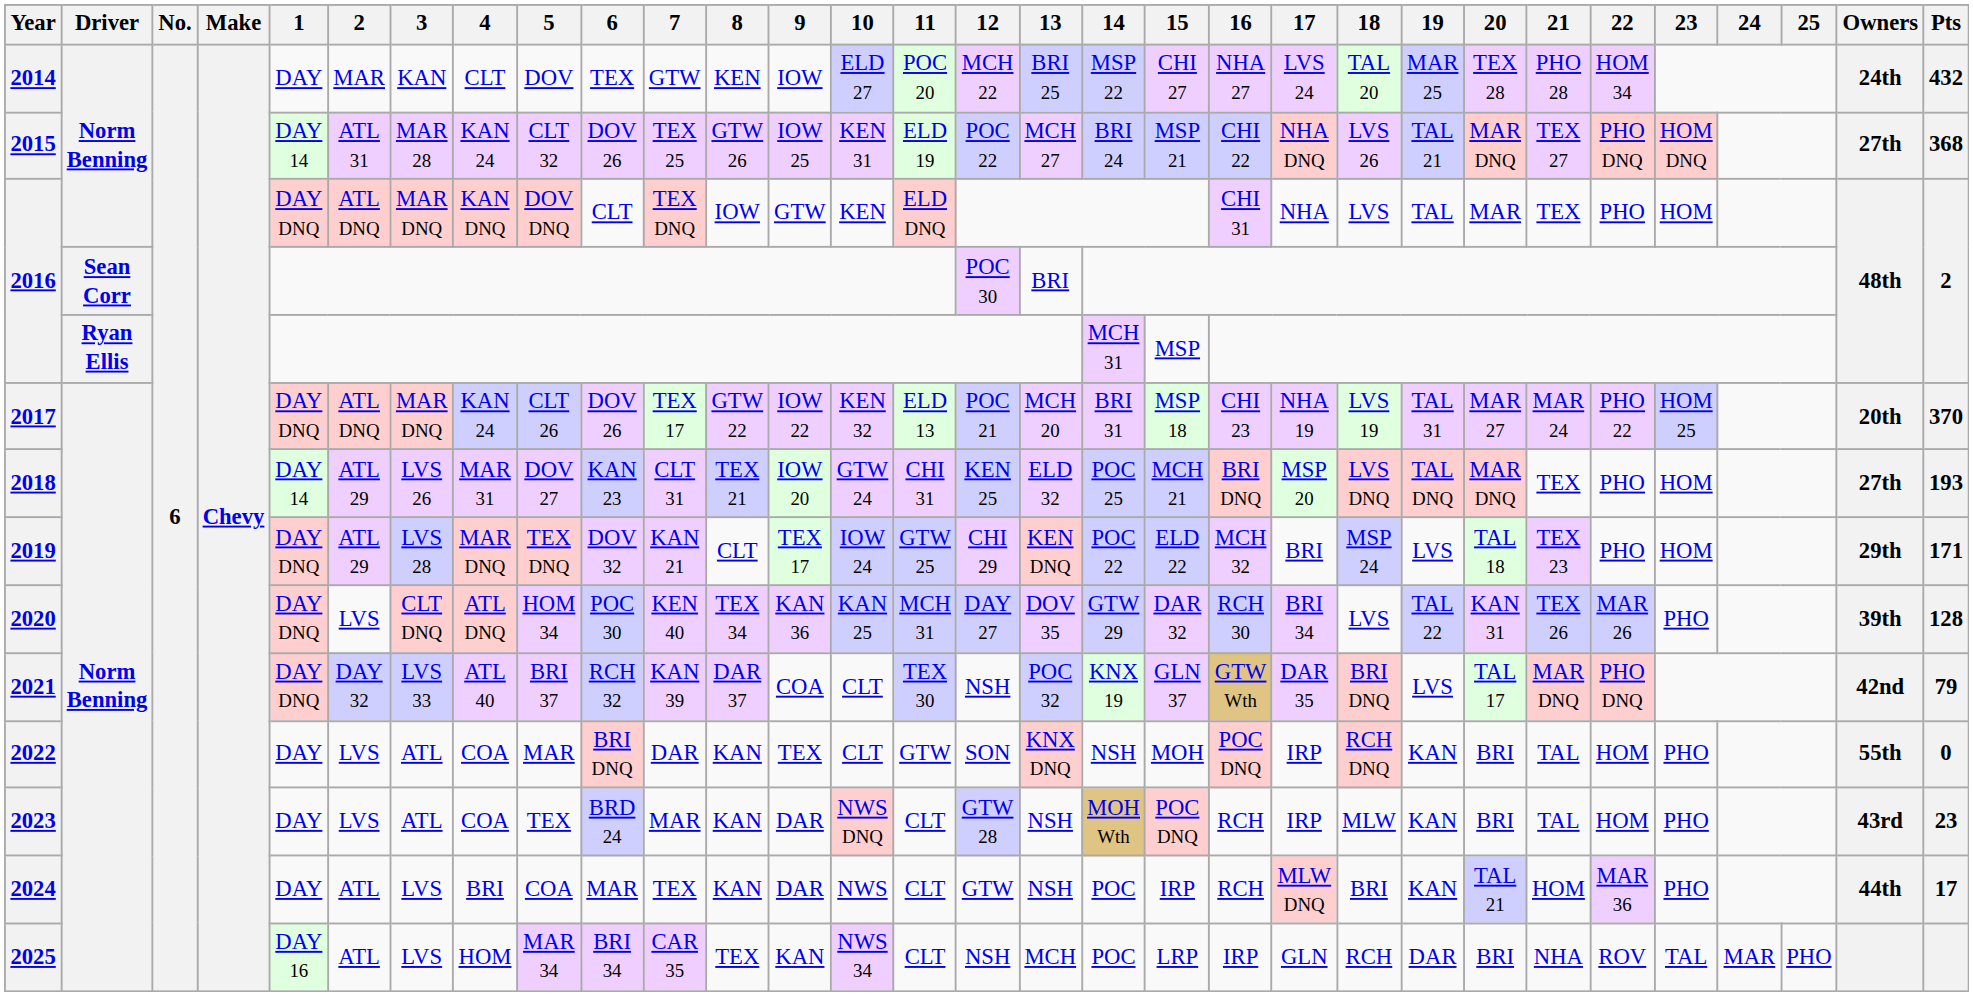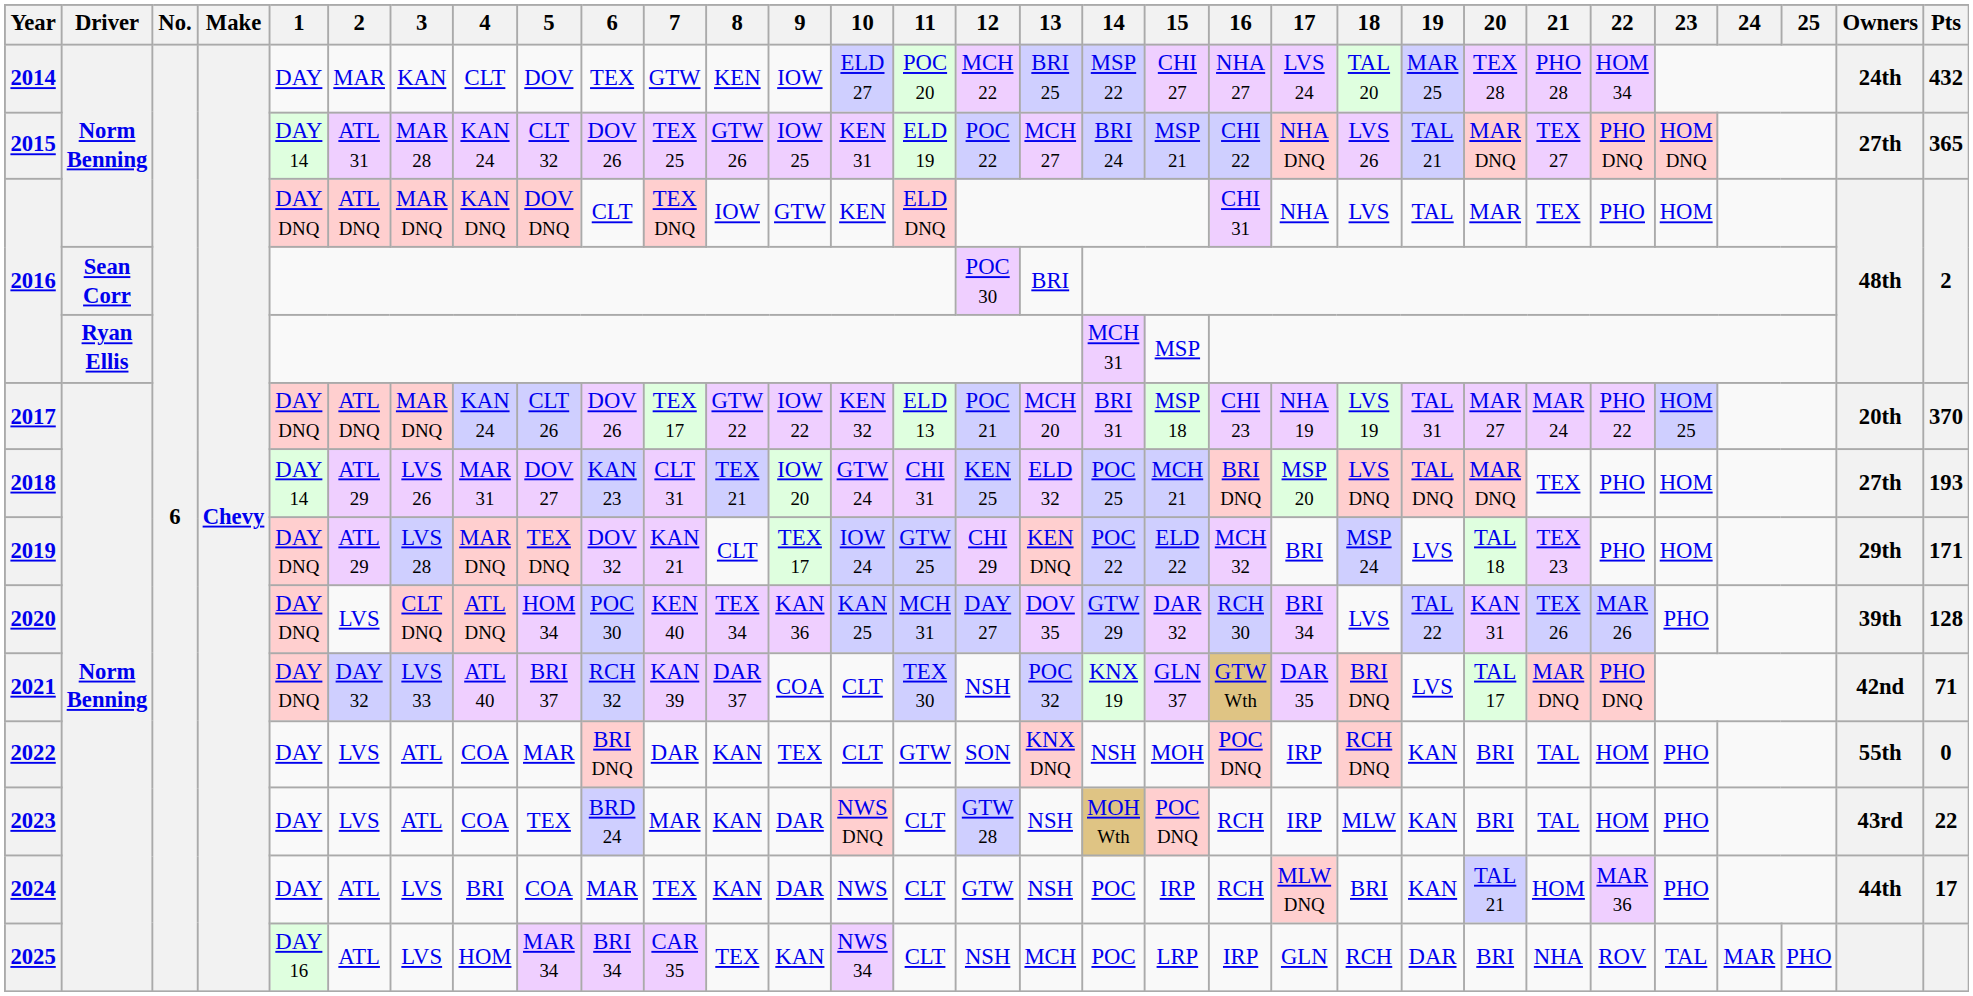(1946, 145) 368 -> (1946, 145) 365
(1946, 686) 79 -> (1946, 686) 71
(1946, 821) 23 -> (1946, 821) 22
